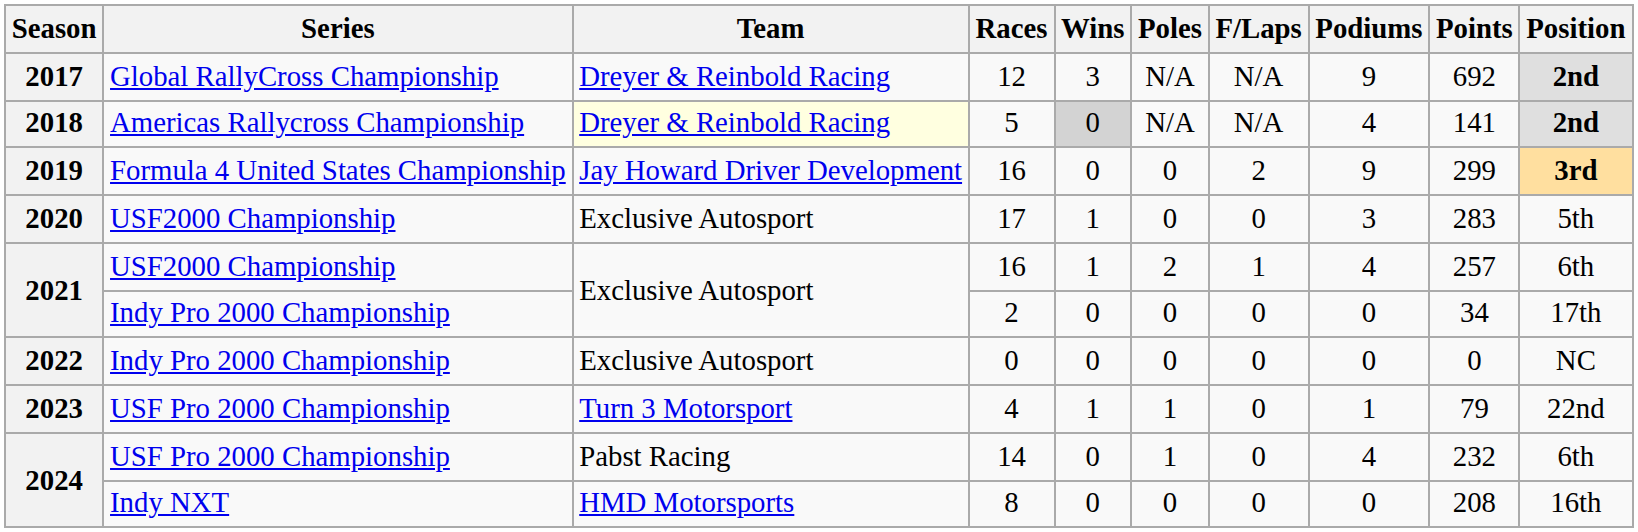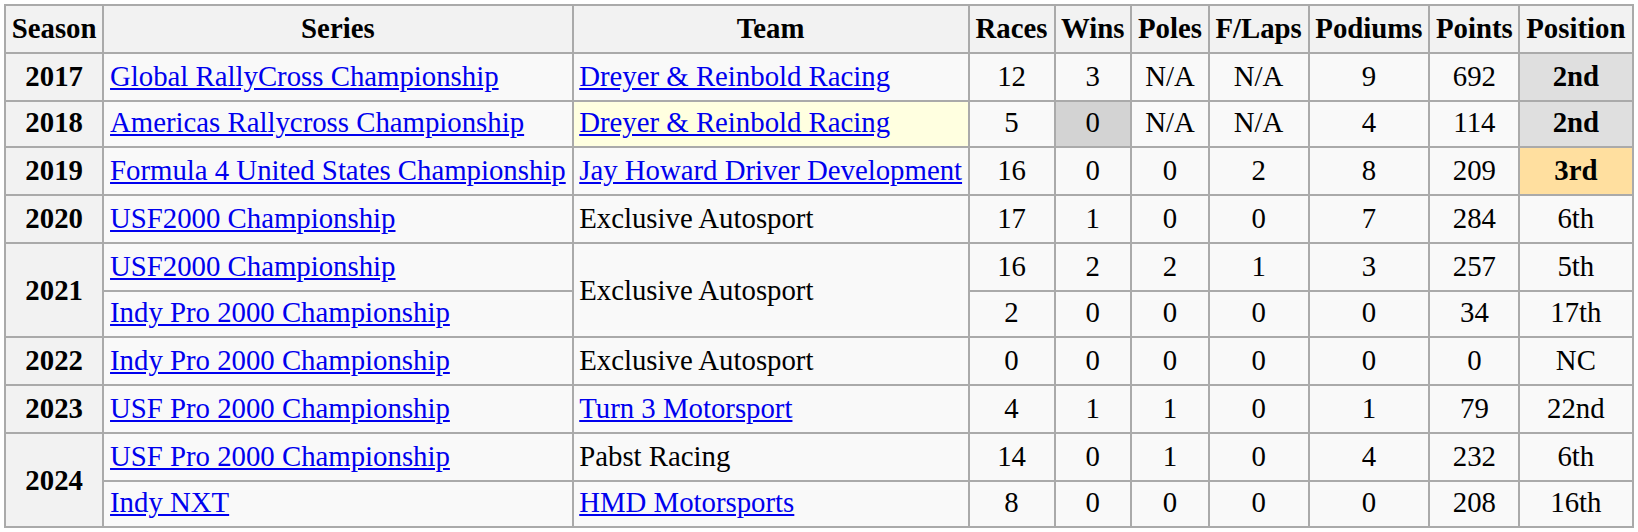(1474, 123) 141 -> (1474, 123) 114
(1369, 171) 9 -> (1369, 171) 8
(1474, 171) 299 -> (1474, 171) 209
(1369, 218) 3 -> (1369, 218) 7
(1474, 218) 283 -> (1474, 218) 284
(1576, 218) 5th -> (1576, 218) 6th
(1093, 266) 1 -> (1093, 266) 2
(1369, 266) 4 -> (1369, 266) 3
(1576, 266) 6th -> (1576, 266) 5th
